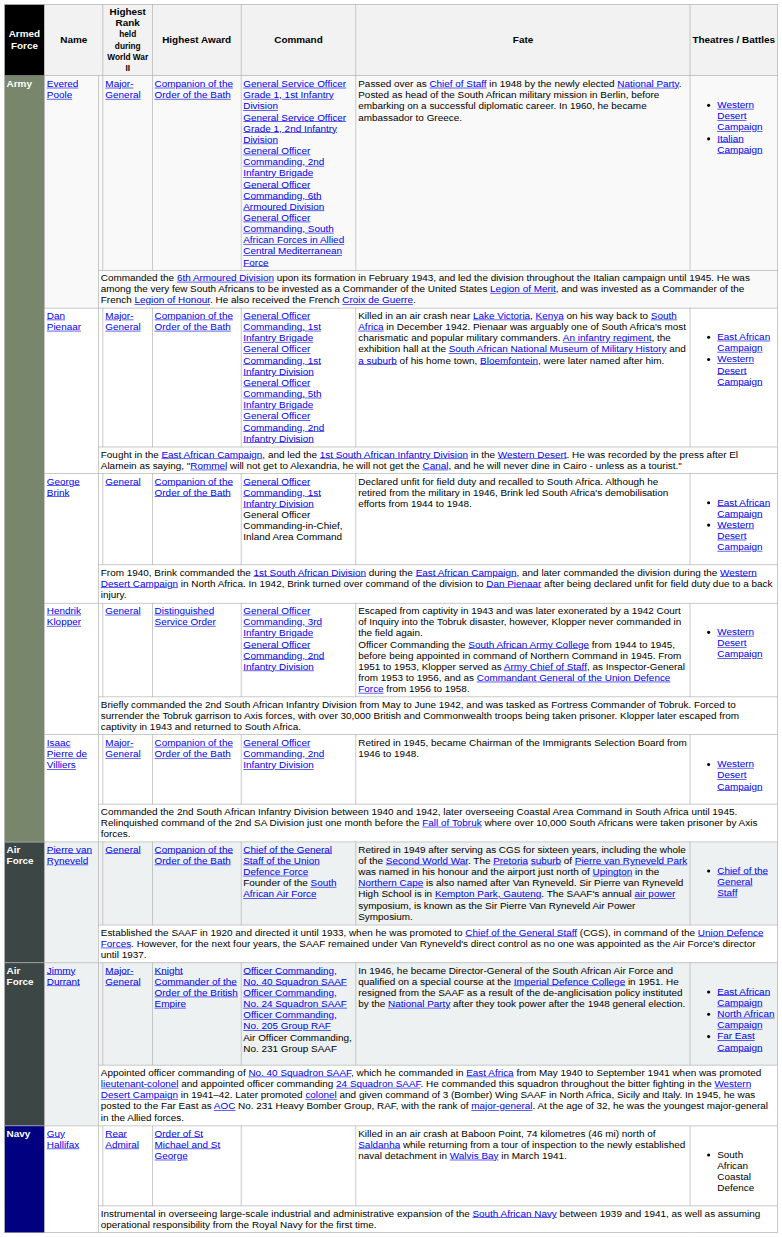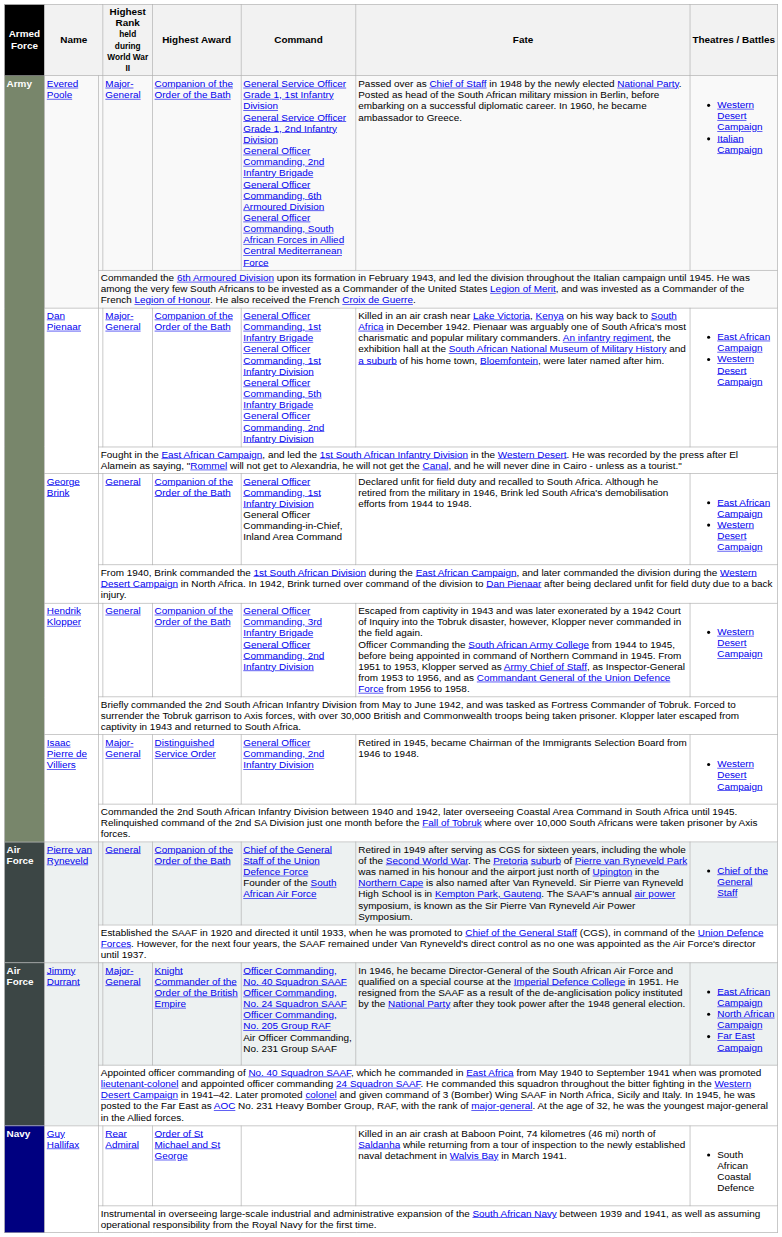(185, 616) Distinguished Service Order -> (194, 616) Companion of the Order of the Bath
(194, 748) Companion of the Order of the Bath -> (185, 748) Distinguished Service Order
